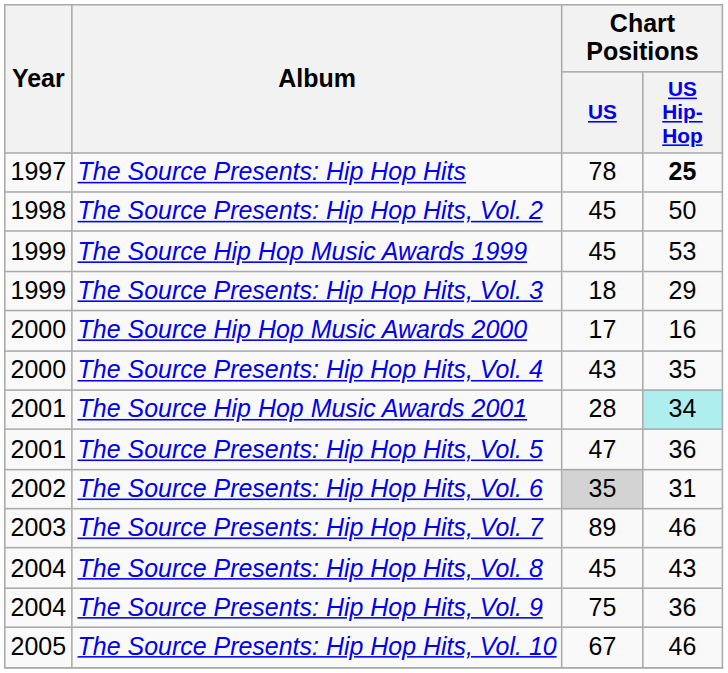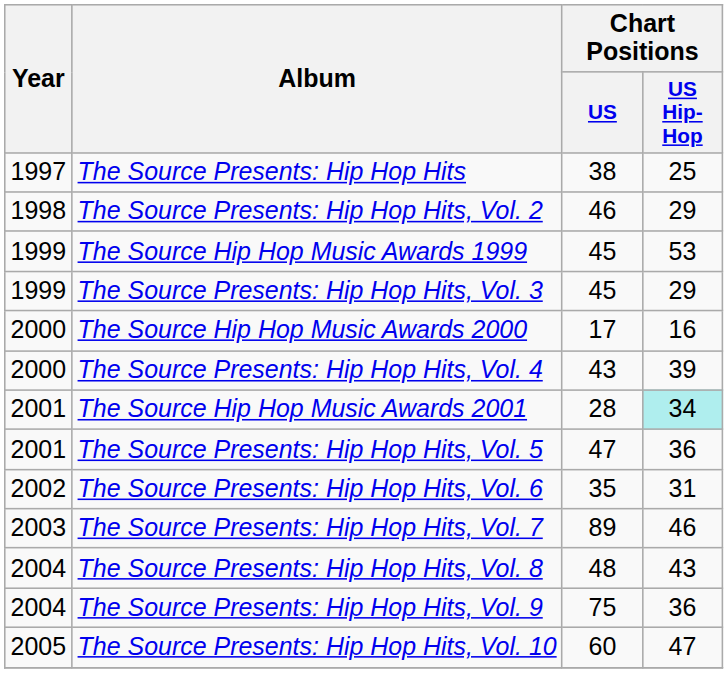(602, 172) 78 -> (602, 172) 38
(682, 172) bold -> (682, 172) normal
(602, 211) 45 -> (602, 211) 46
(682, 211) 50 -> (682, 211) 29
(602, 290) 18 -> (602, 290) 45
(682, 369) 35 -> (682, 369) 39
(602, 488) lightgrey background -> (602, 488) no background
(602, 567) 45 -> (602, 567) 48
(602, 647) 67 -> (602, 647) 60
(682, 647) 46 -> (682, 647) 47
